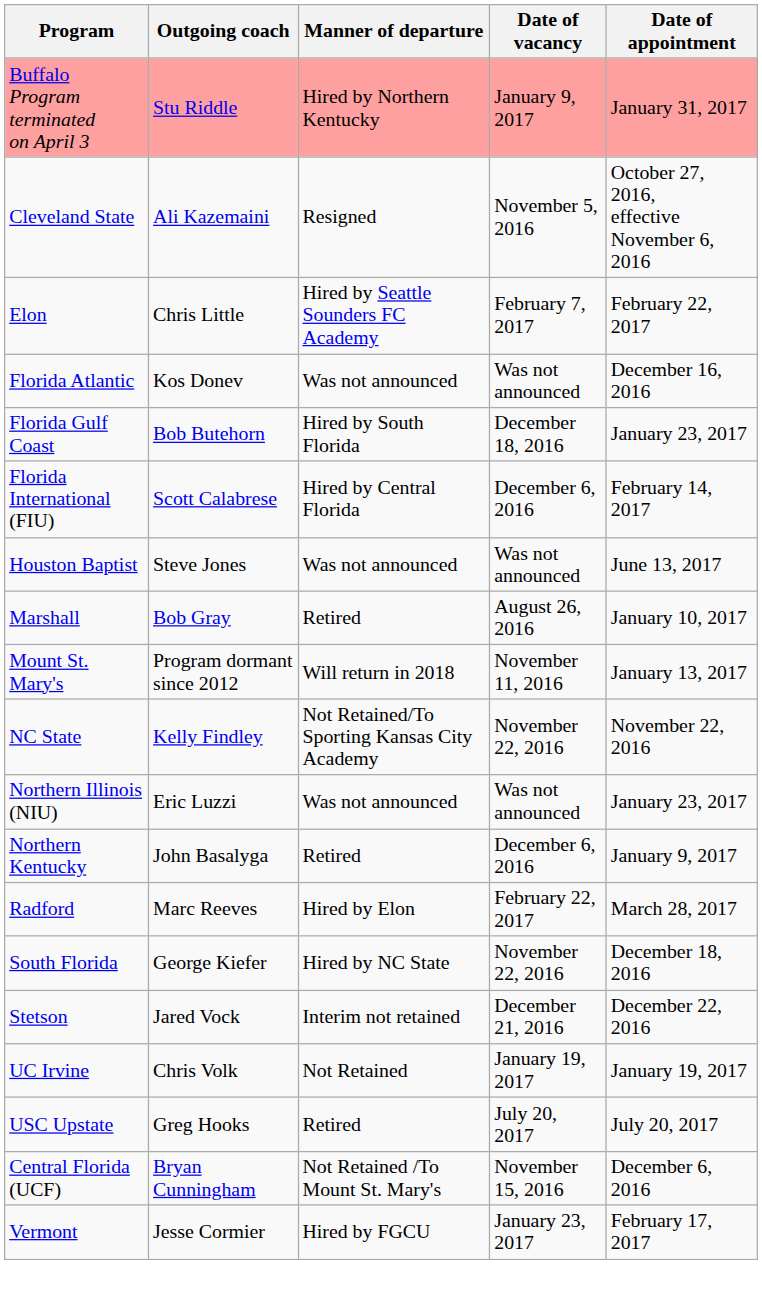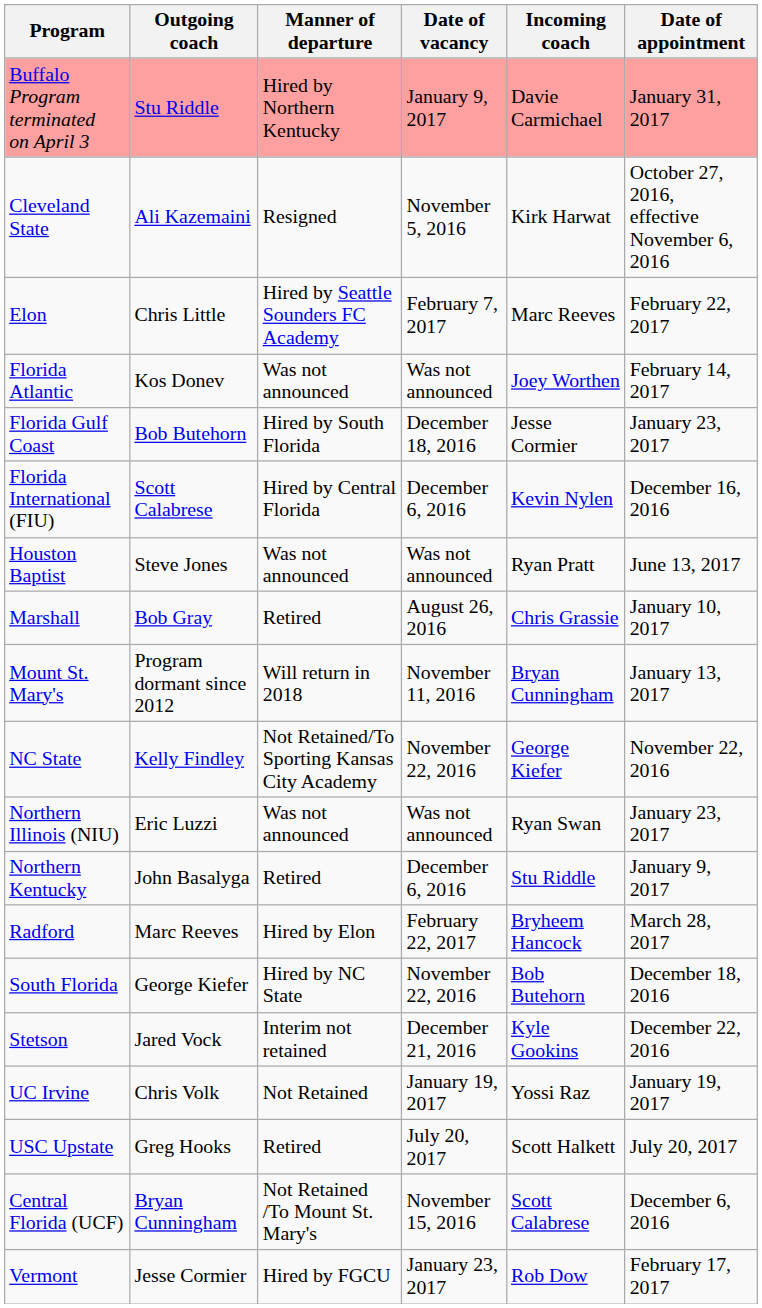+ column: (566, 31)
(666, 380) December 16, 2016 -> (680, 380) February 14, 2017
(661, 499) February 14, 2017 -> (685, 499) December 16, 2016
